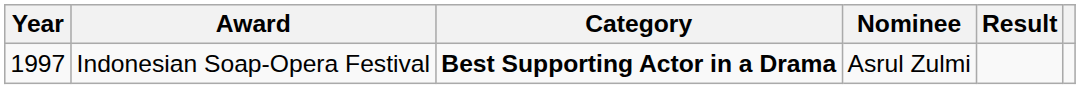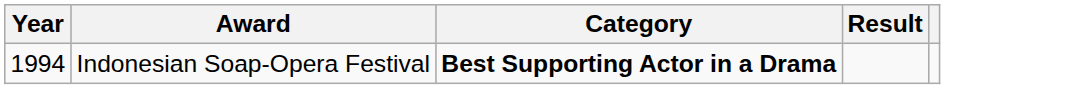- column: (909, 24)
(38, 63) 1997 -> (38, 63) 1994
